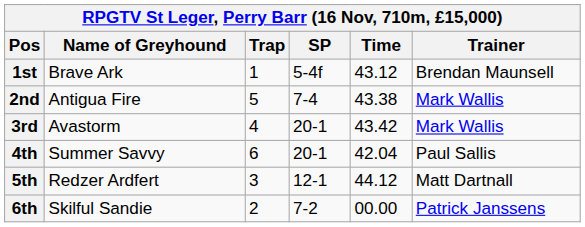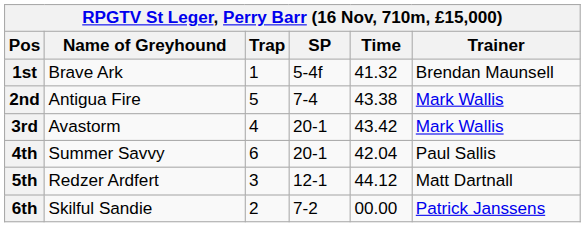(376, 72) 43.12 -> (376, 72) 41.32
